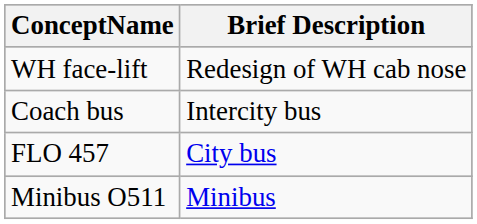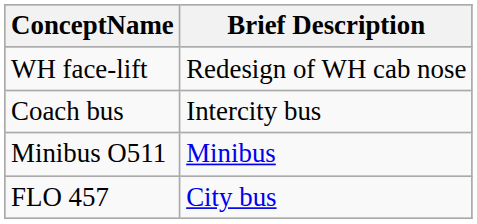rows swapped: (89, 196) <-> (60, 153)
